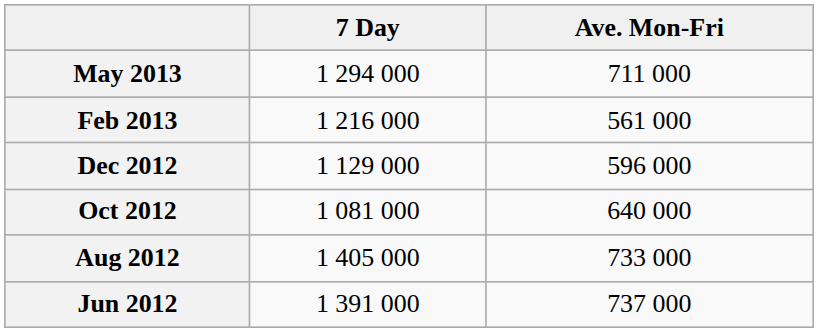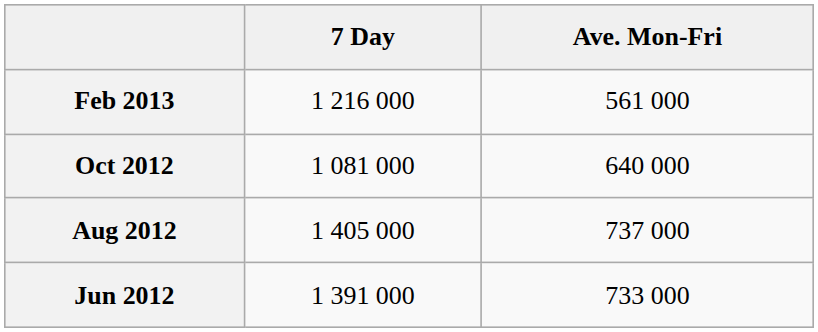- row: (127, 73)
- row: (127, 165)
(649, 257) 733 000 -> (647, 230) 737 000
(649, 303) 737 000 -> (647, 294) 733 000
